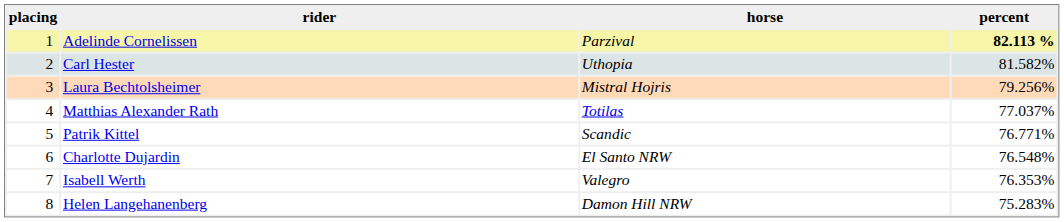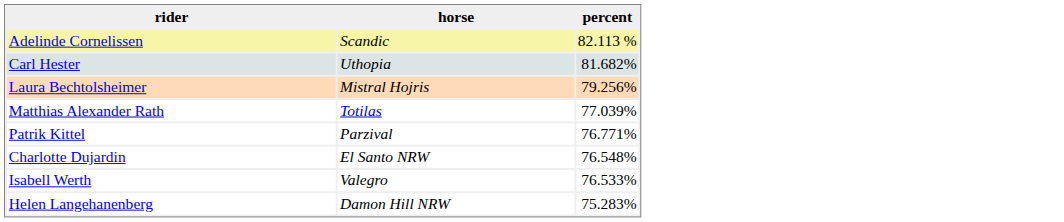- column: (33, 17)
(608, 40) Parzival -> (365, 40) Scandic
(1024, 40) bold -> (607, 40) normal
(1027, 64) 81.582% -> (609, 64) 81.682%
(1027, 110) 77.037% -> (609, 110) 77.039%
(606, 133) Scandic -> (366, 133) Parzival
(1027, 180) 76.353% -> (609, 180) 76.533%
